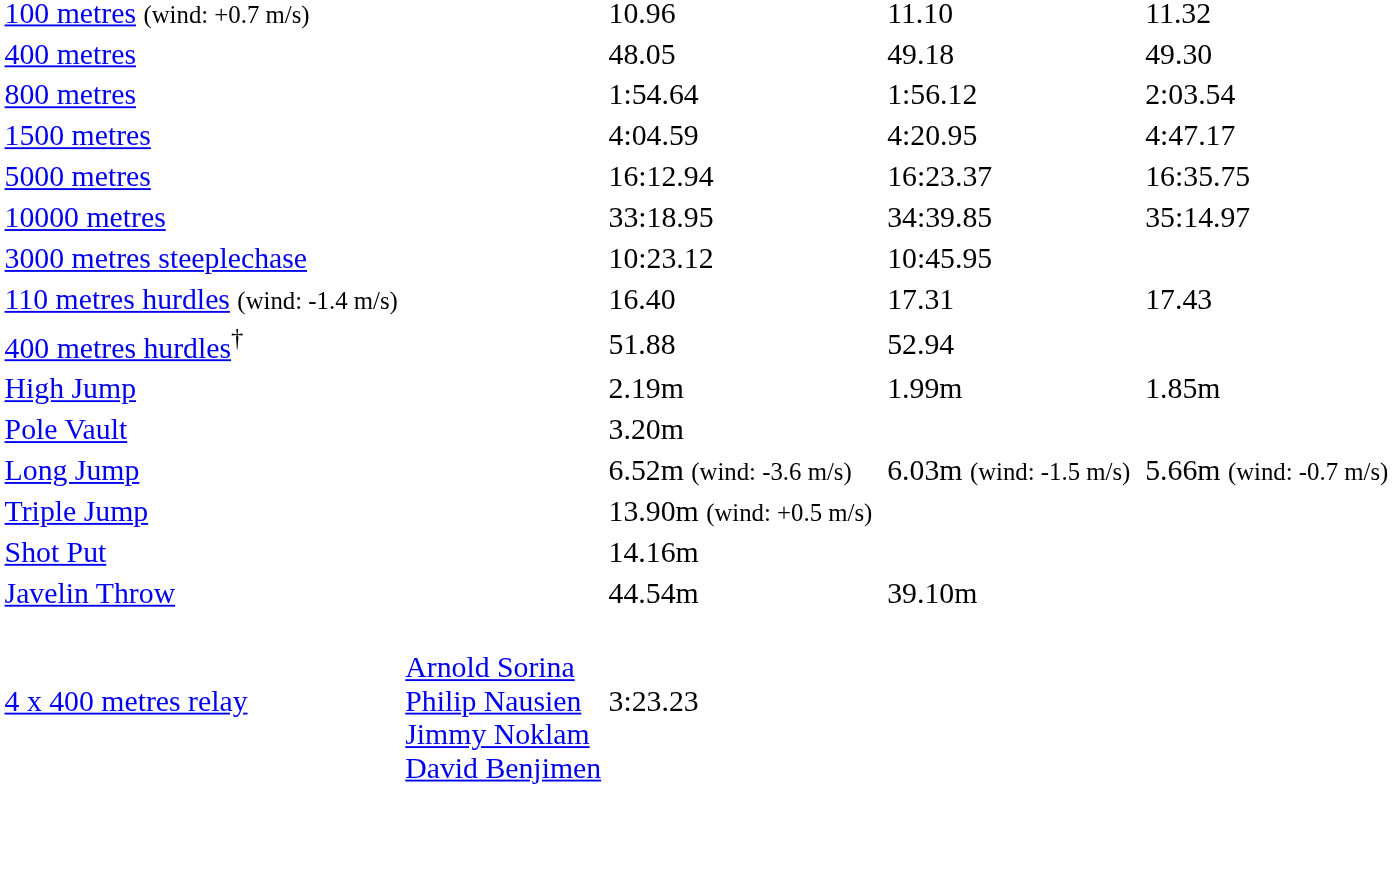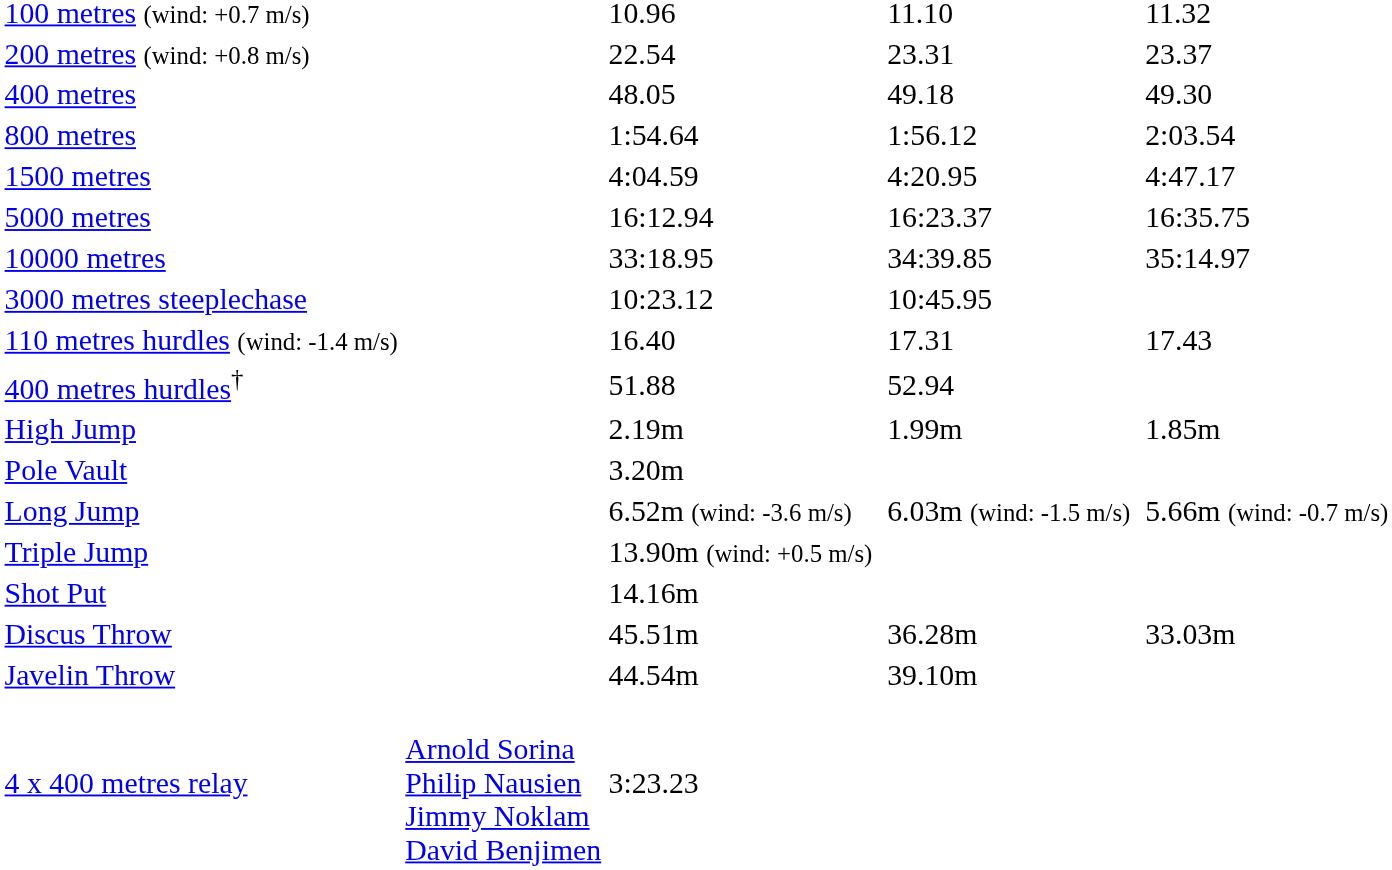+ row: (157, 53)
+ row: (88, 634)
